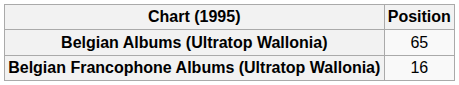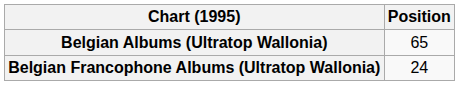(419, 67) 16 -> (419, 67) 24
